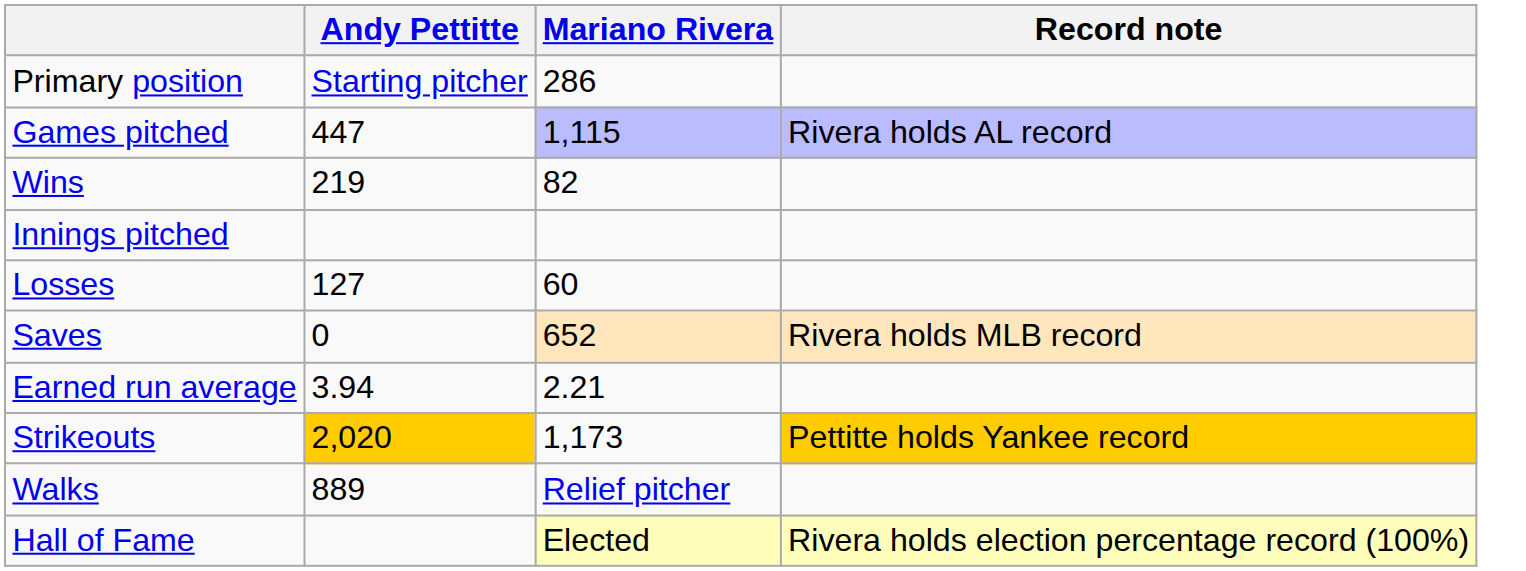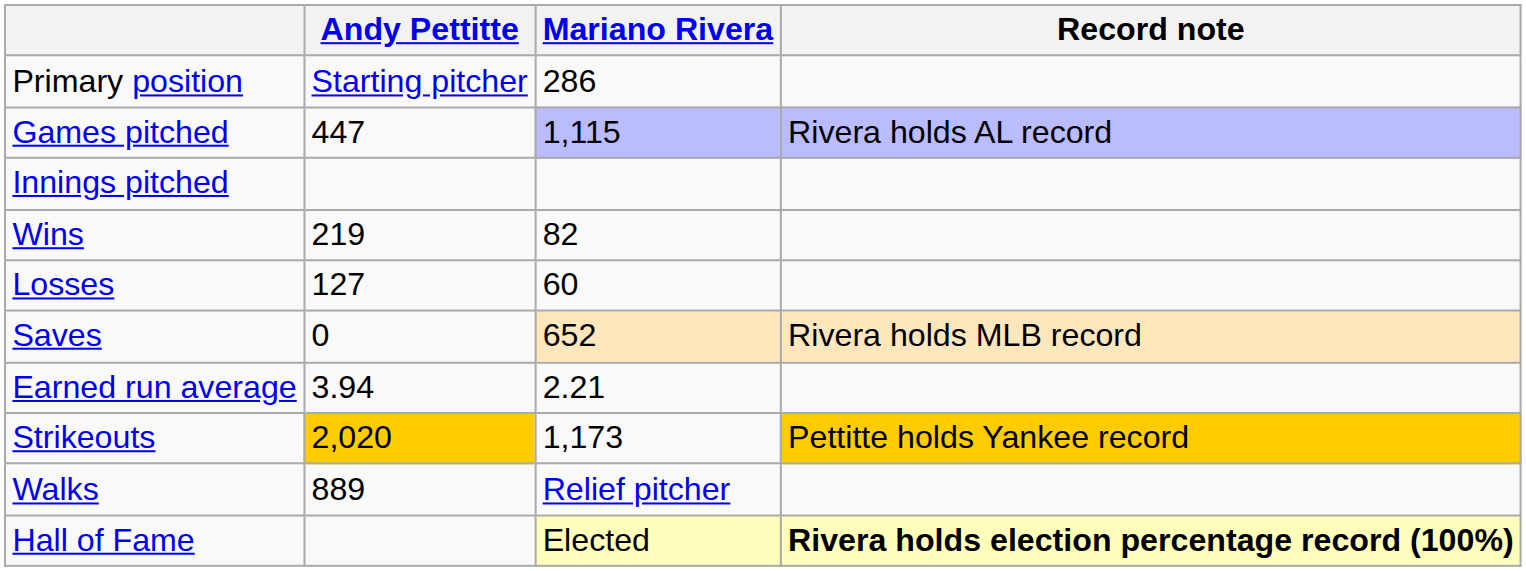rows swapped: (121, 234) <-> (48, 183)
(1129, 540) normal -> (1151, 540) bold
